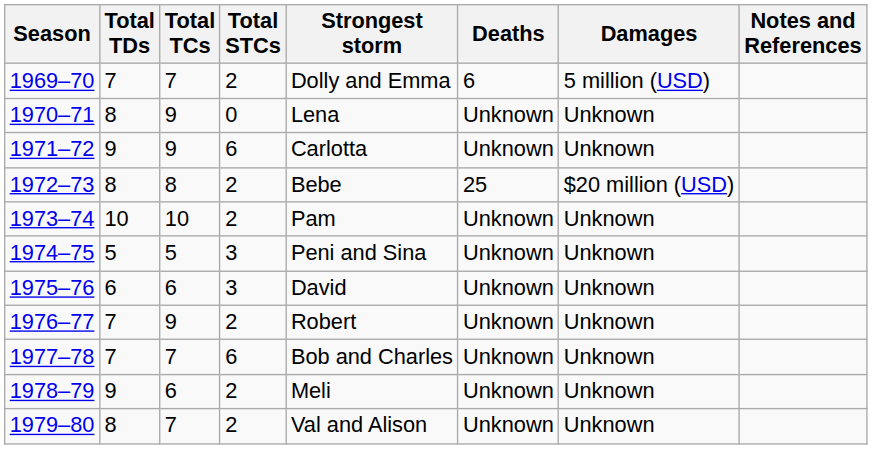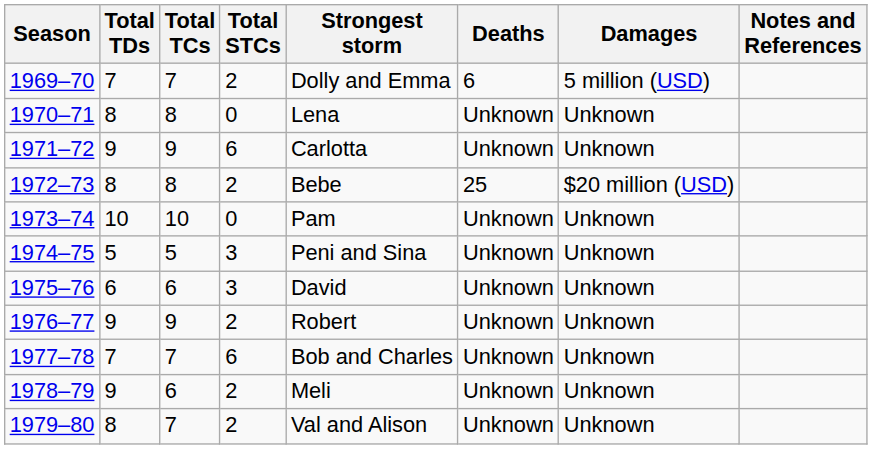(171, 115) 9 -> (171, 115) 8
(231, 218) 2 -> (231, 218) 0
(111, 322) 7 -> (111, 322) 9
